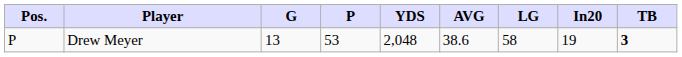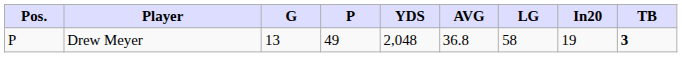(332, 39) 53 -> (332, 39) 49
(456, 39) 38.6 -> (456, 39) 36.8
